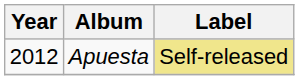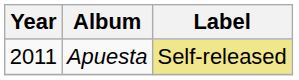(34, 56) 2012 -> (33, 56) 2011
